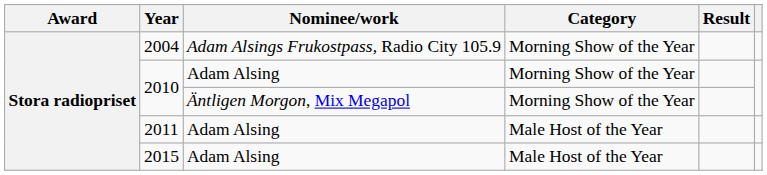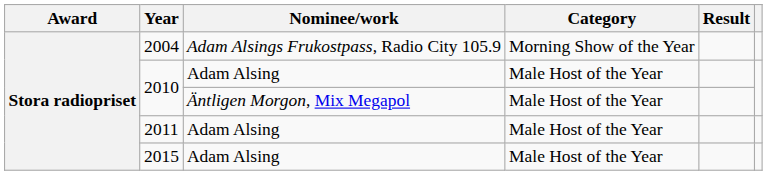(602, 73) Morning Show of the Year -> (586, 73) Male Host of the Year
(602, 101) Morning Show of the Year -> (586, 101) Male Host of the Year
